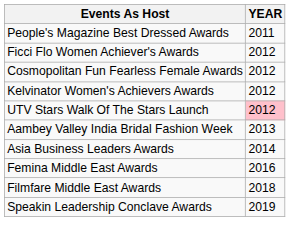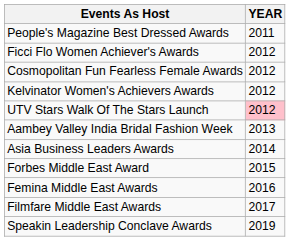+ row: (78, 168)
(262, 187) 2018 -> (262, 206) 2017
